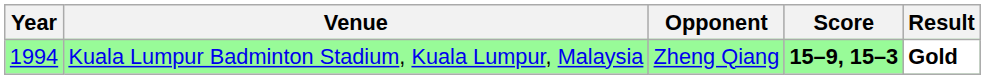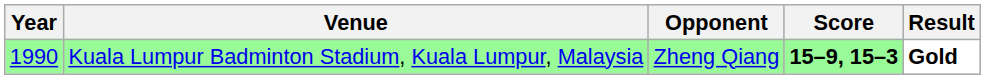(34, 57) 1994 -> (34, 57) 1990
